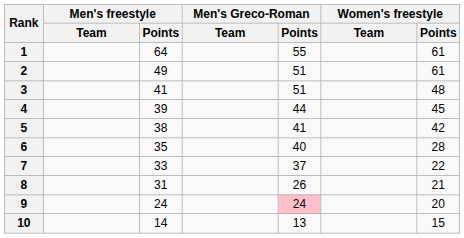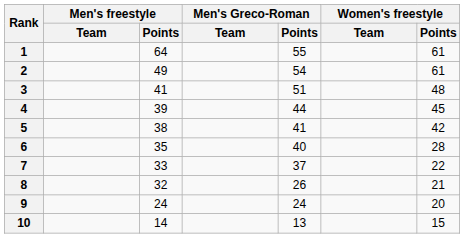(300, 71) 51 -> (300, 71) 54
(161, 185) 31 -> (161, 185) 32
(300, 204) pink background -> (300, 204) no background
